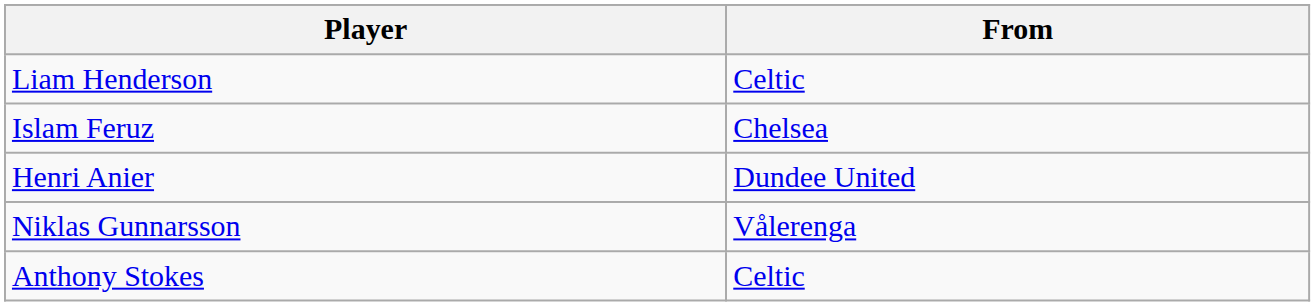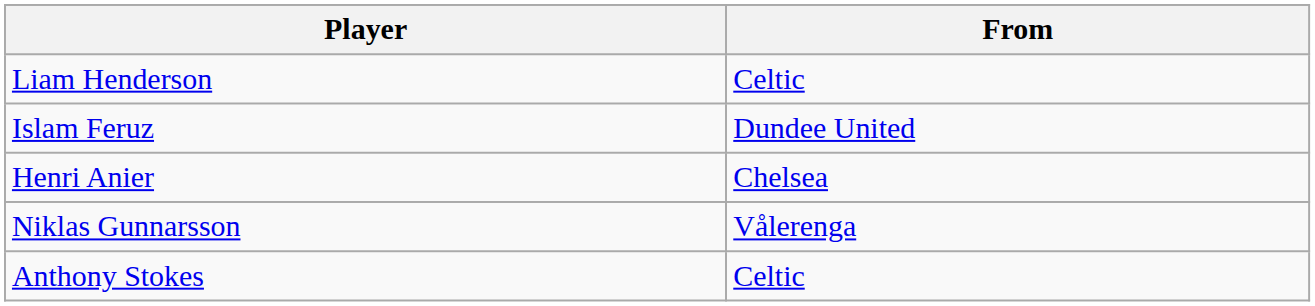(781, 128) Chelsea -> (824, 128) Dundee United
(824, 177) Dundee United -> (781, 177) Chelsea
